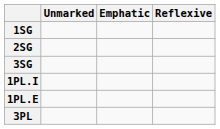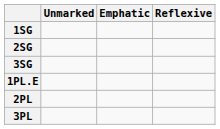- row: (23, 82)
+ row: (23, 99)
